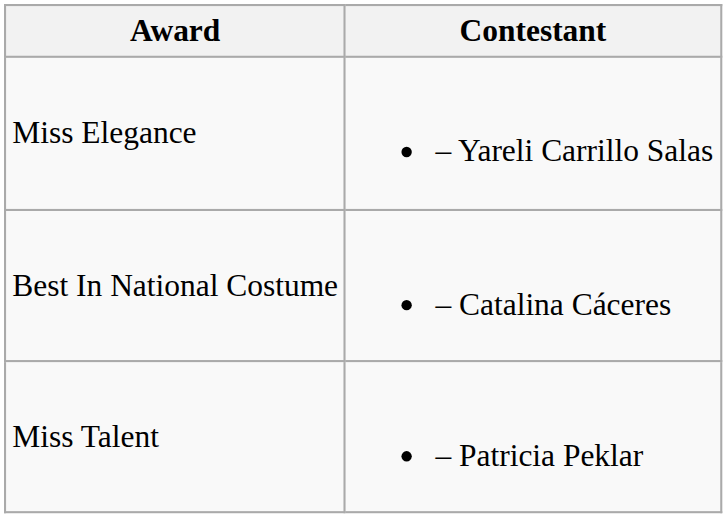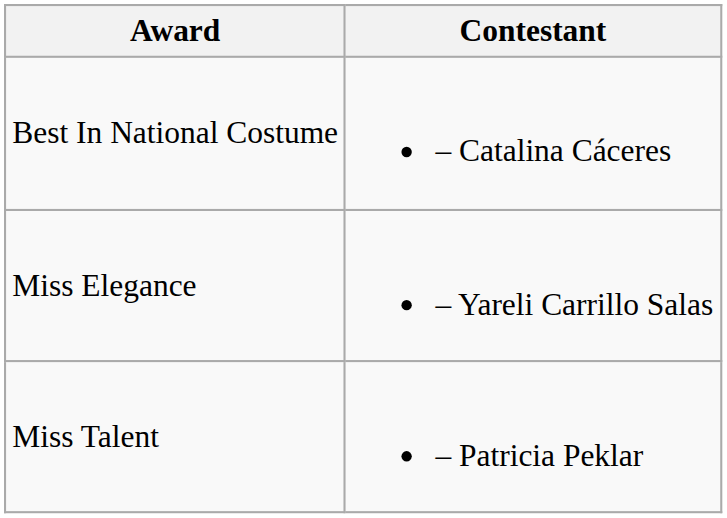rows swapped: (175, 284) <-> (104, 132)
